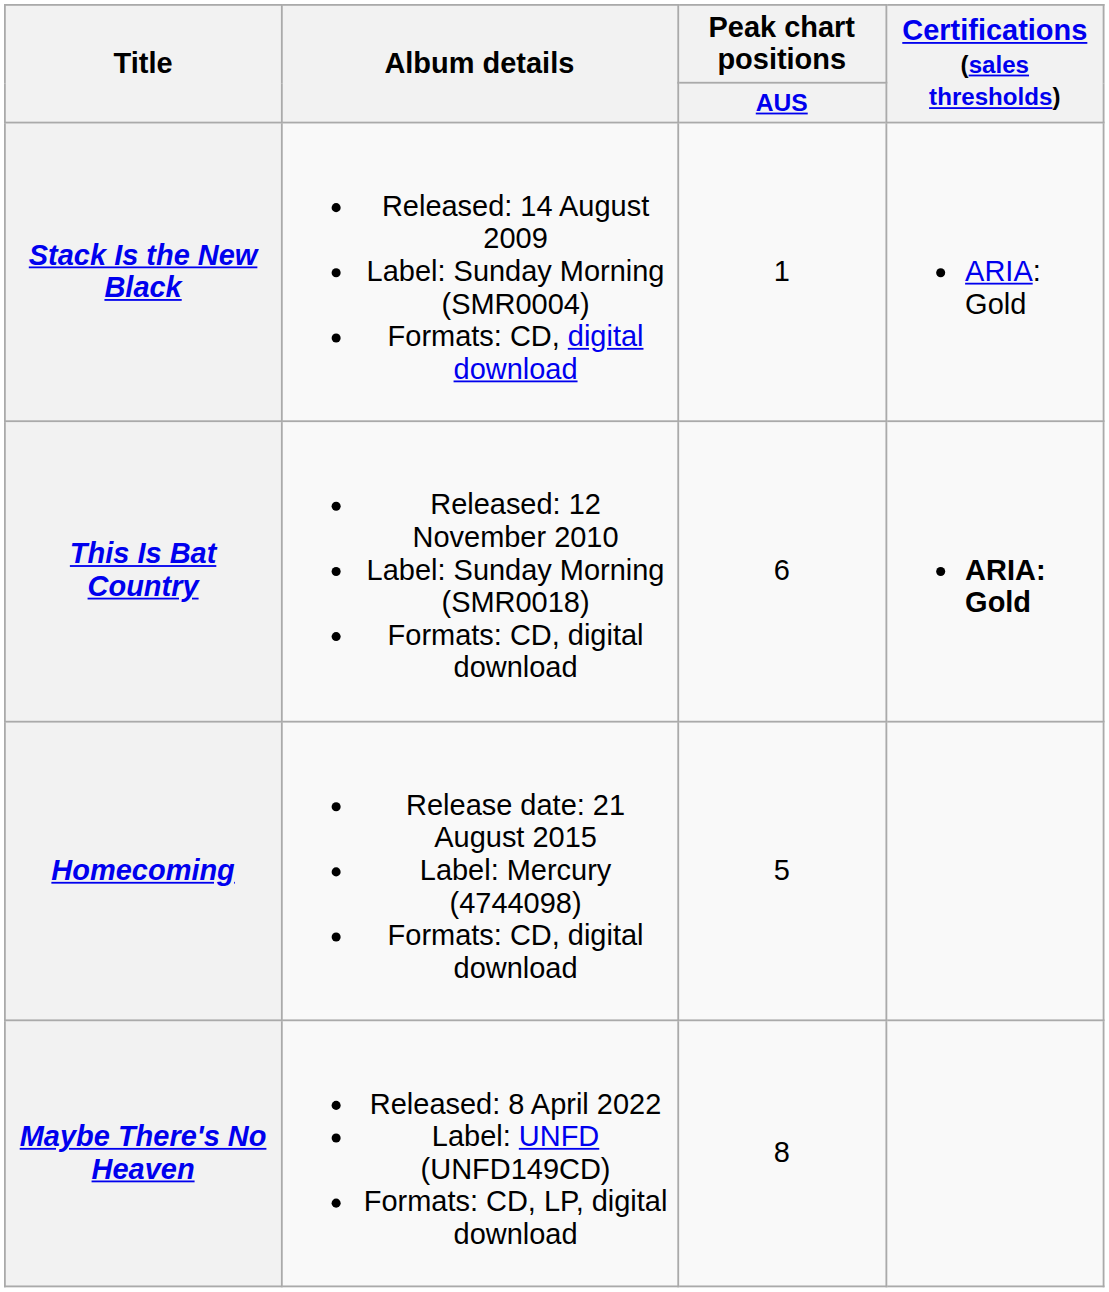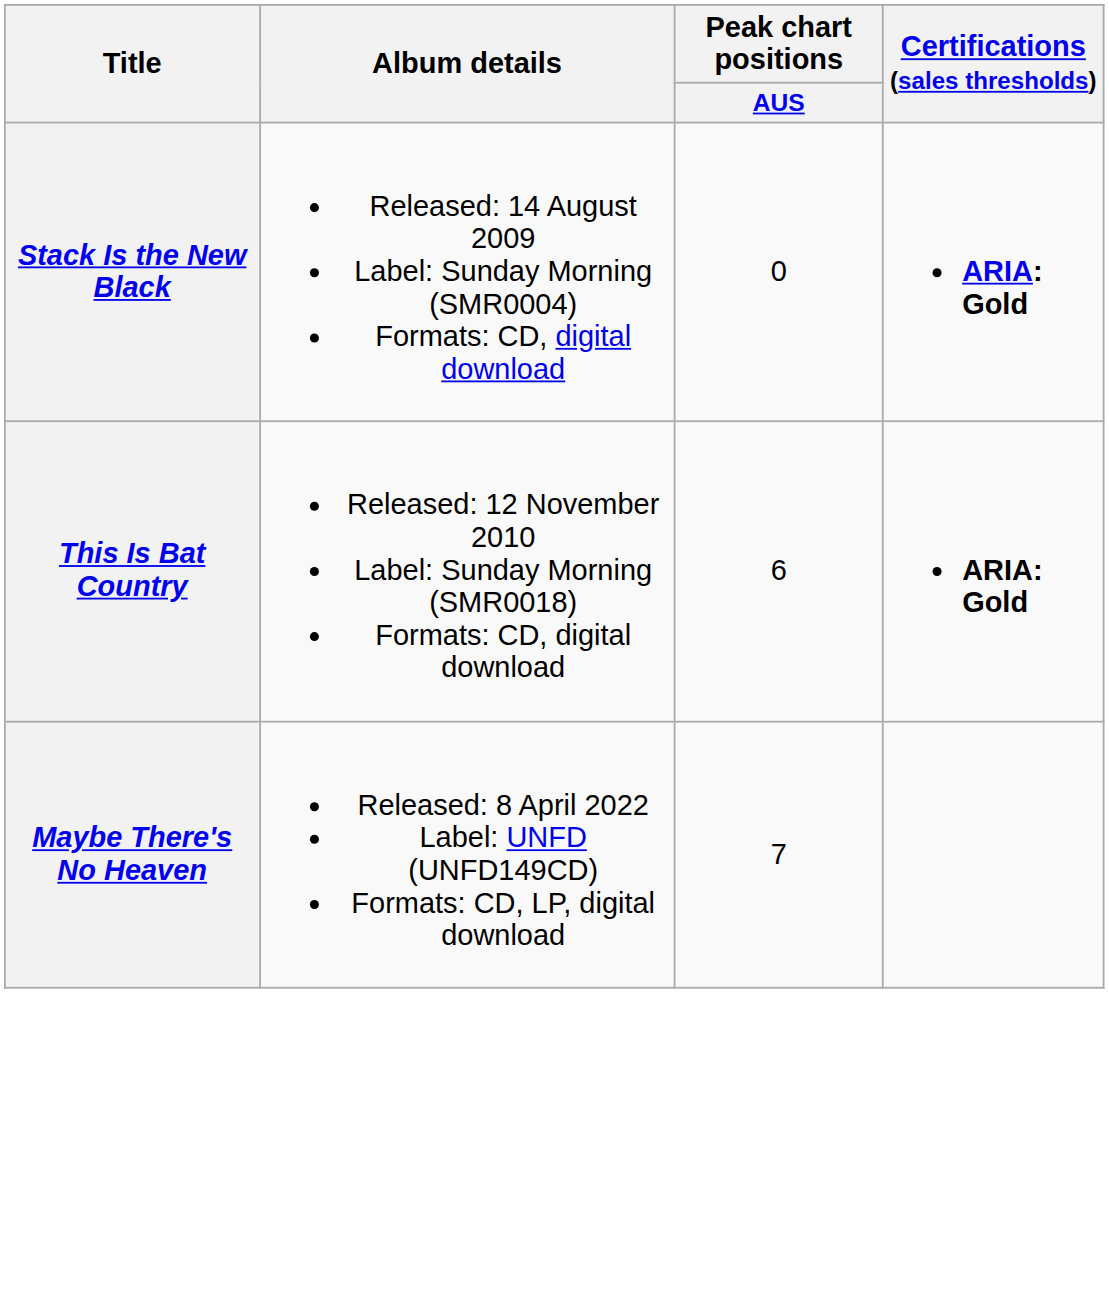(782, 271) 1 -> (779, 271) 0
(995, 288) normal -> (993, 288) bold
- row: (143, 870)
(782, 1153) 8 -> (779, 853) 7
